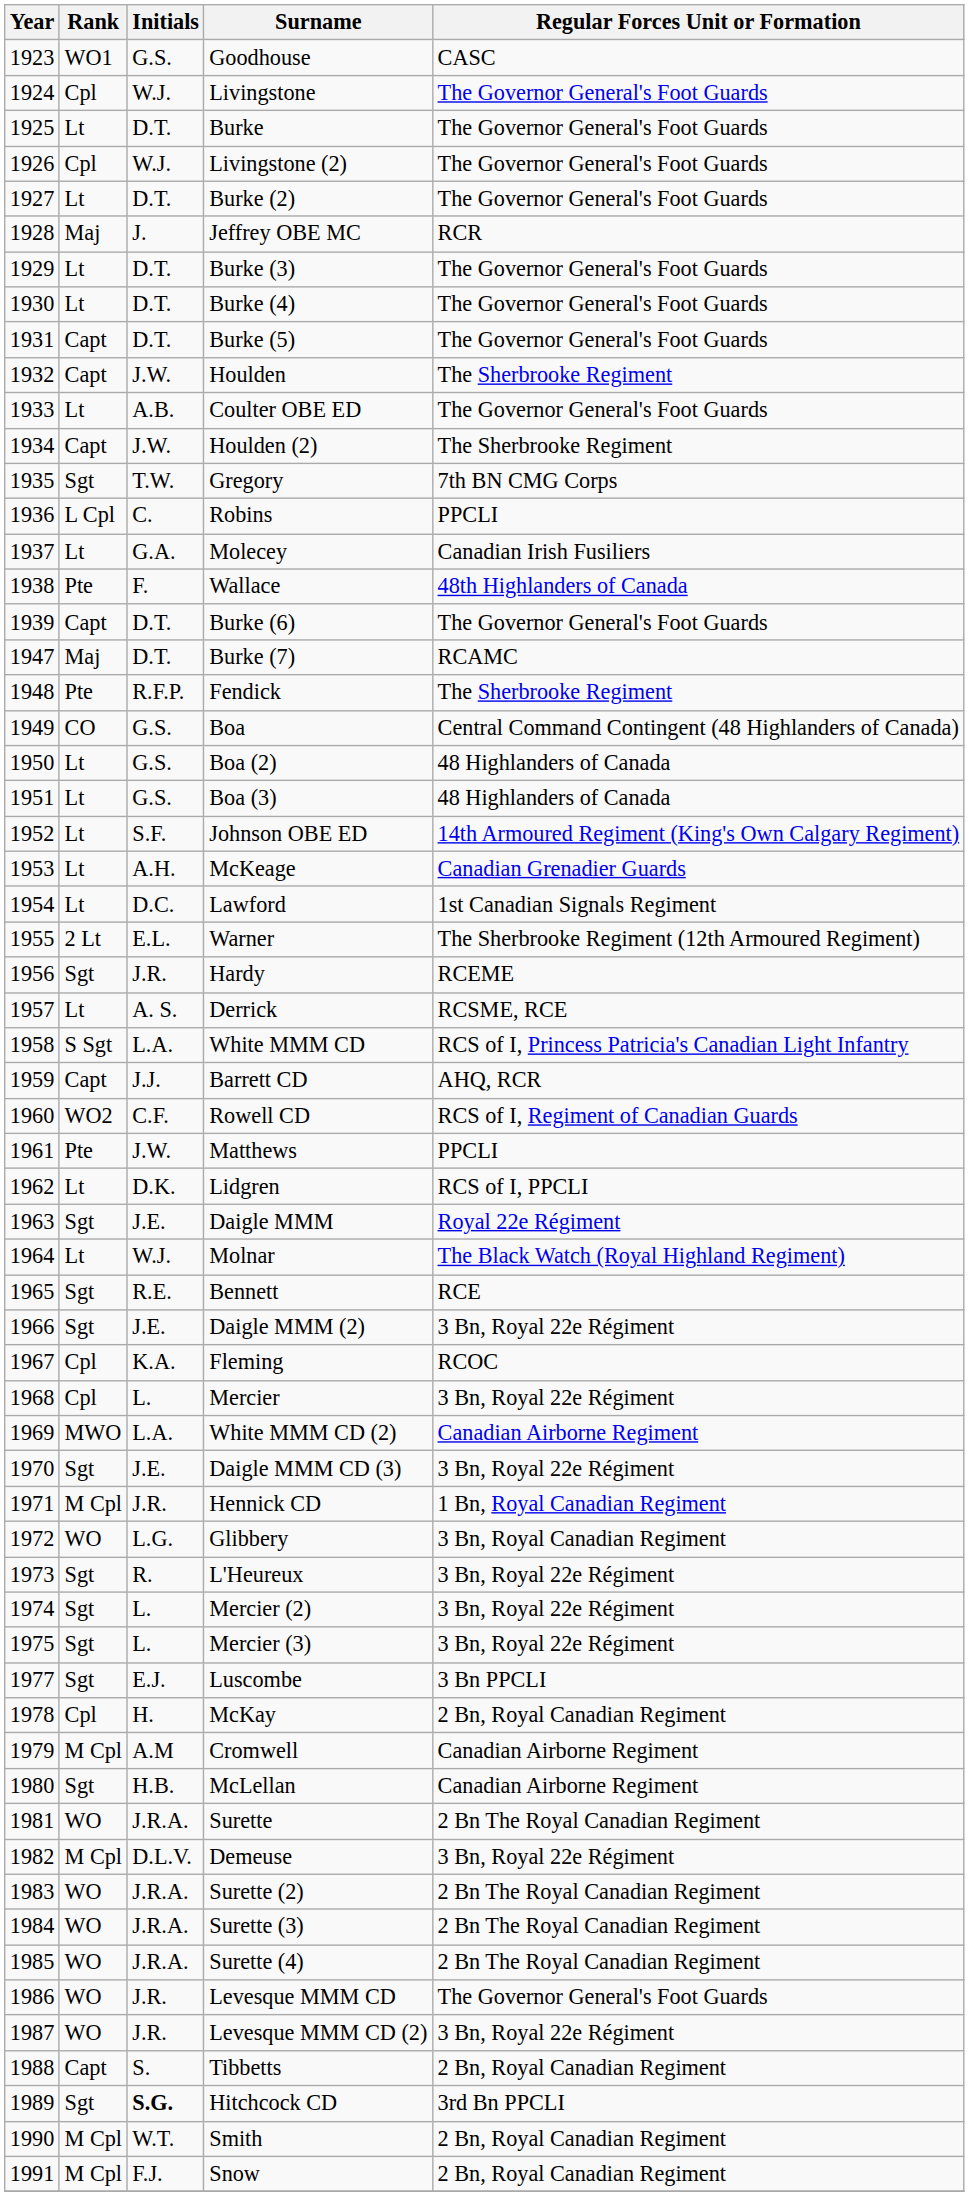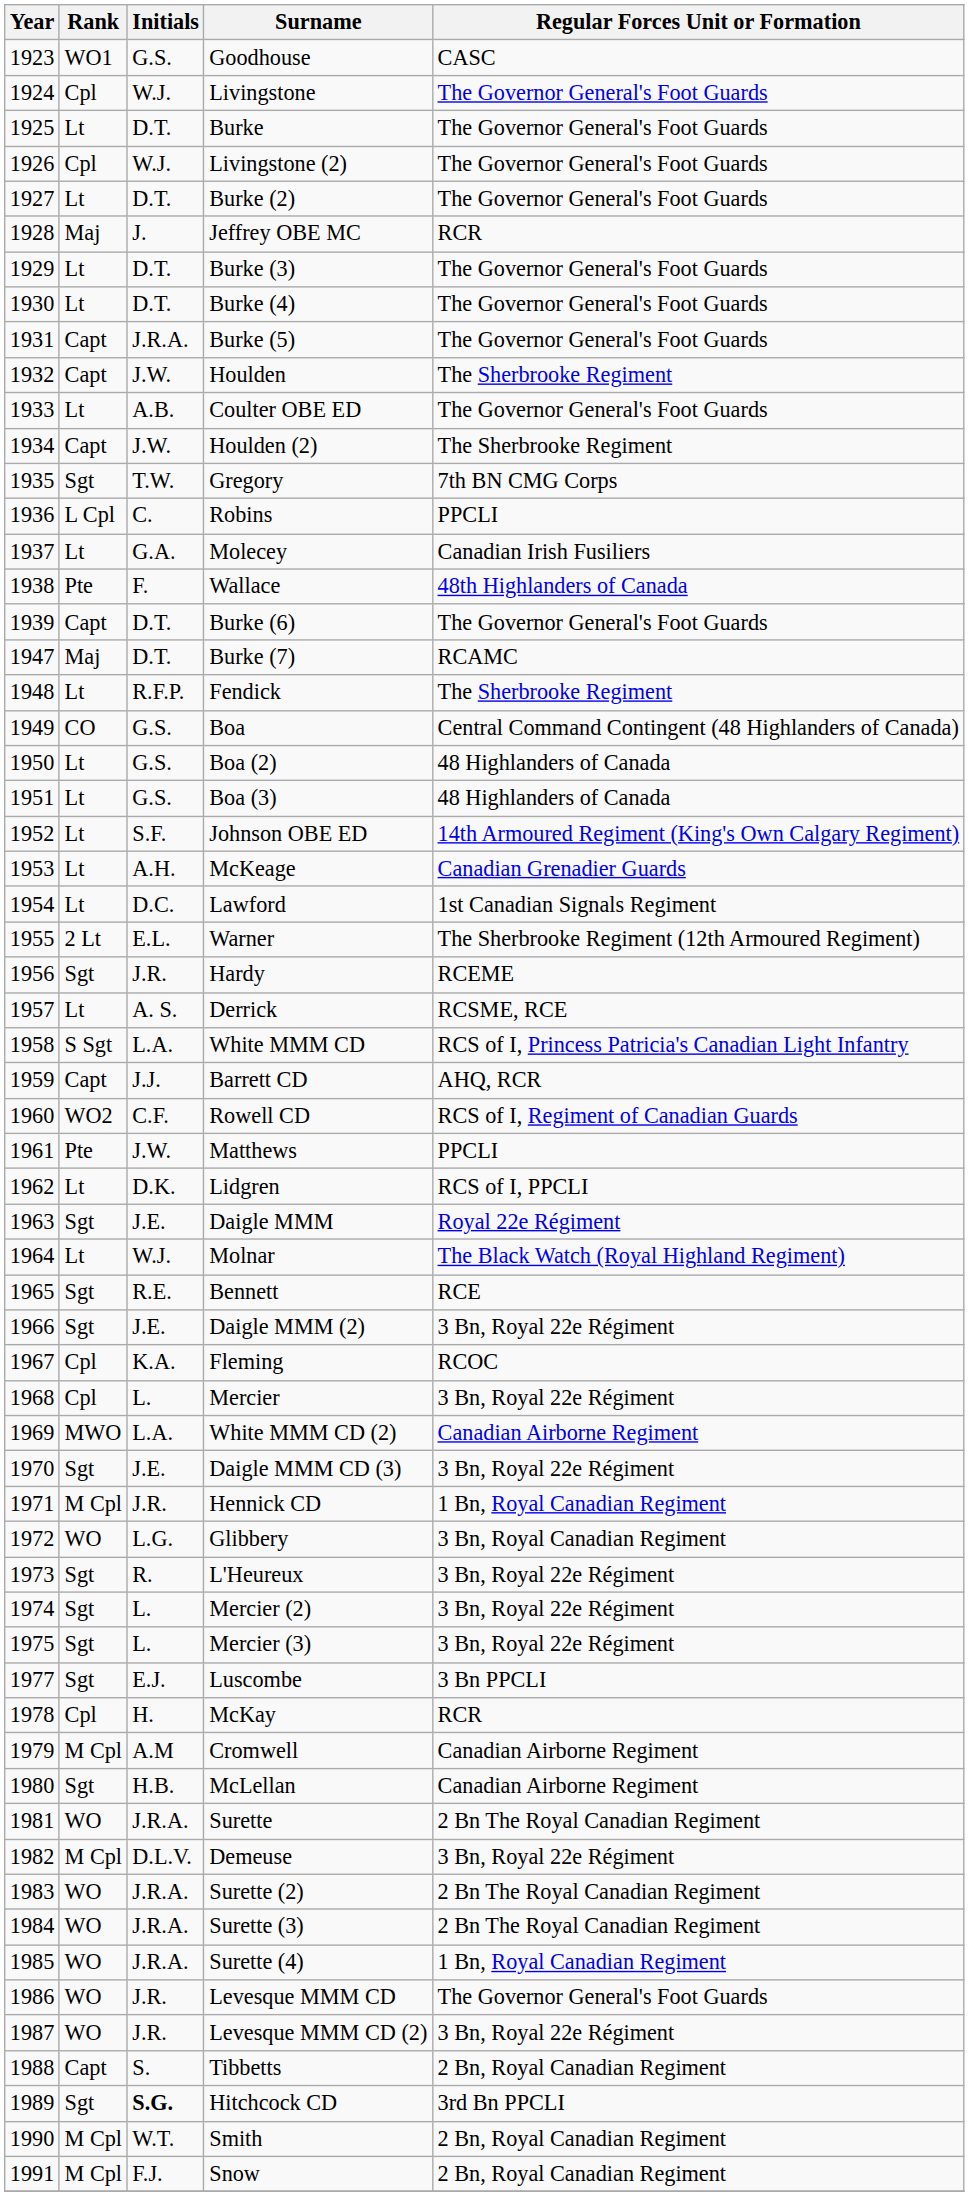(152, 339) D.T. -> (160, 339) J.R.A.
(79, 692) Pte -> (74, 692) Lt
(582, 1715) 2 Bn, Royal Canadian Regiment -> (460, 1715) RCR
(599, 1962) 2 Bn The Royal Canadian Regiment -> (582, 1962) 1 Bn, Royal Canadian Regiment
